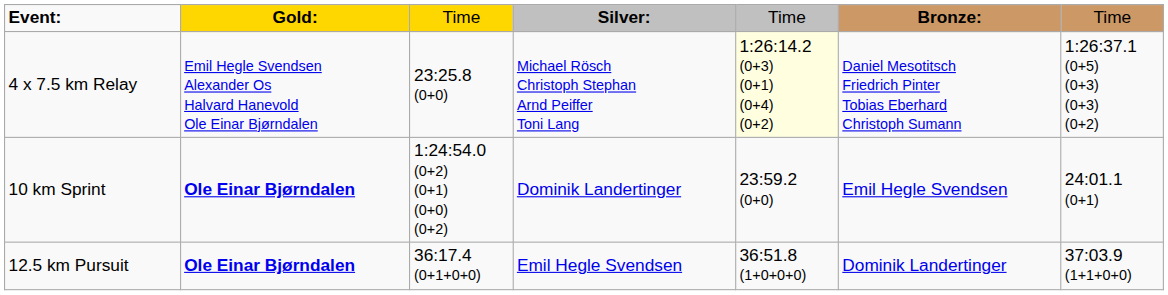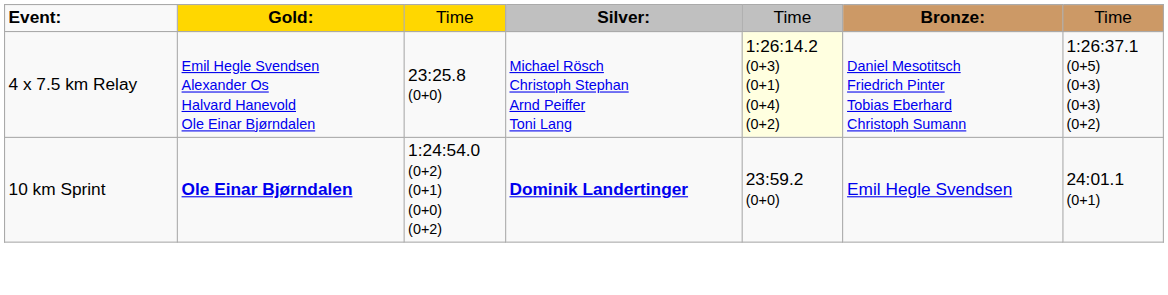(599, 189) normal -> (599, 189) bold
- row: (69, 265)
